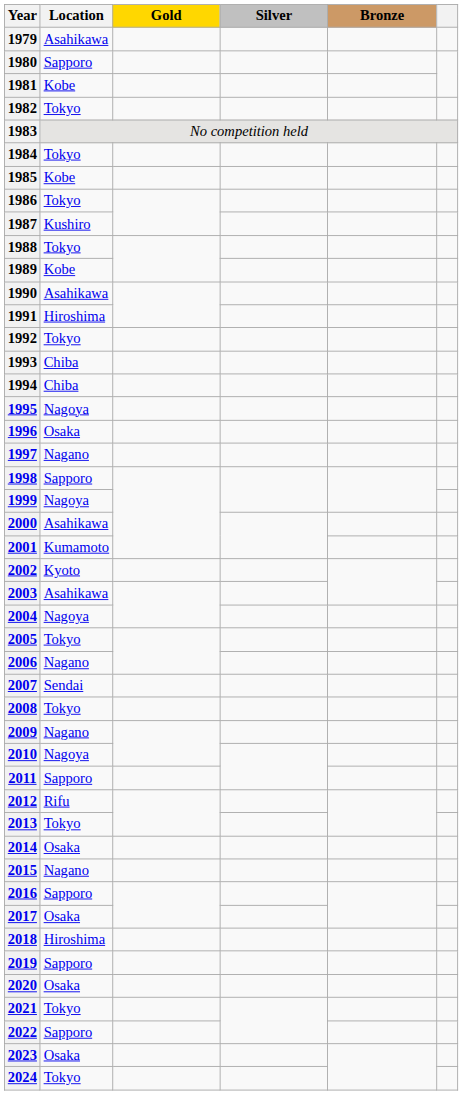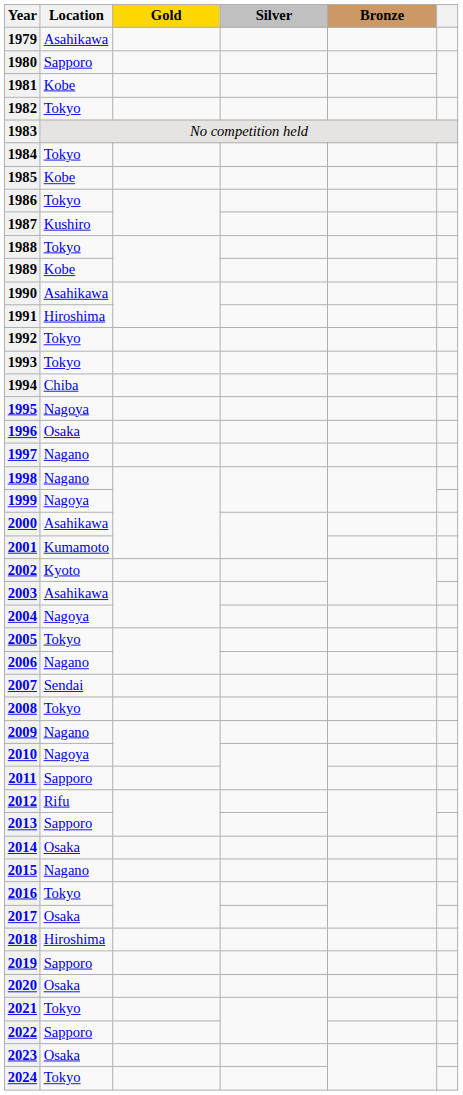(61, 362) Chiba -> (62, 362) Tokyo
(68, 477) Sapporo -> (66, 477) Nagano
(62, 824) Tokyo -> (68, 824) Sapporo
(68, 893) Sapporo -> (62, 893) Tokyo
